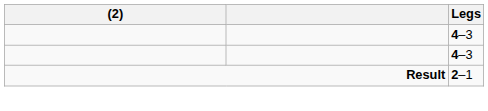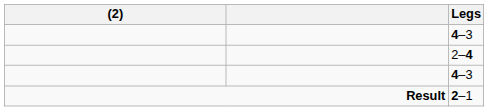+ row: (115, 55)
